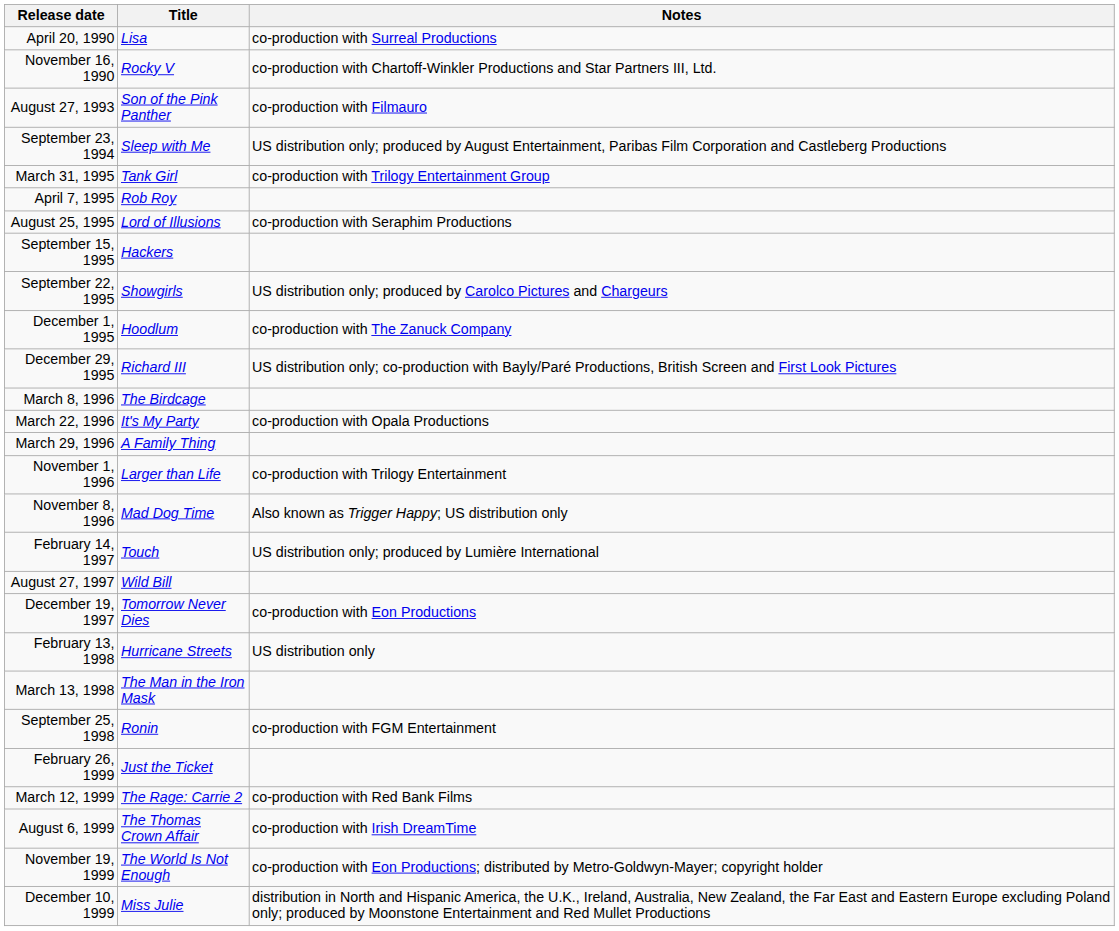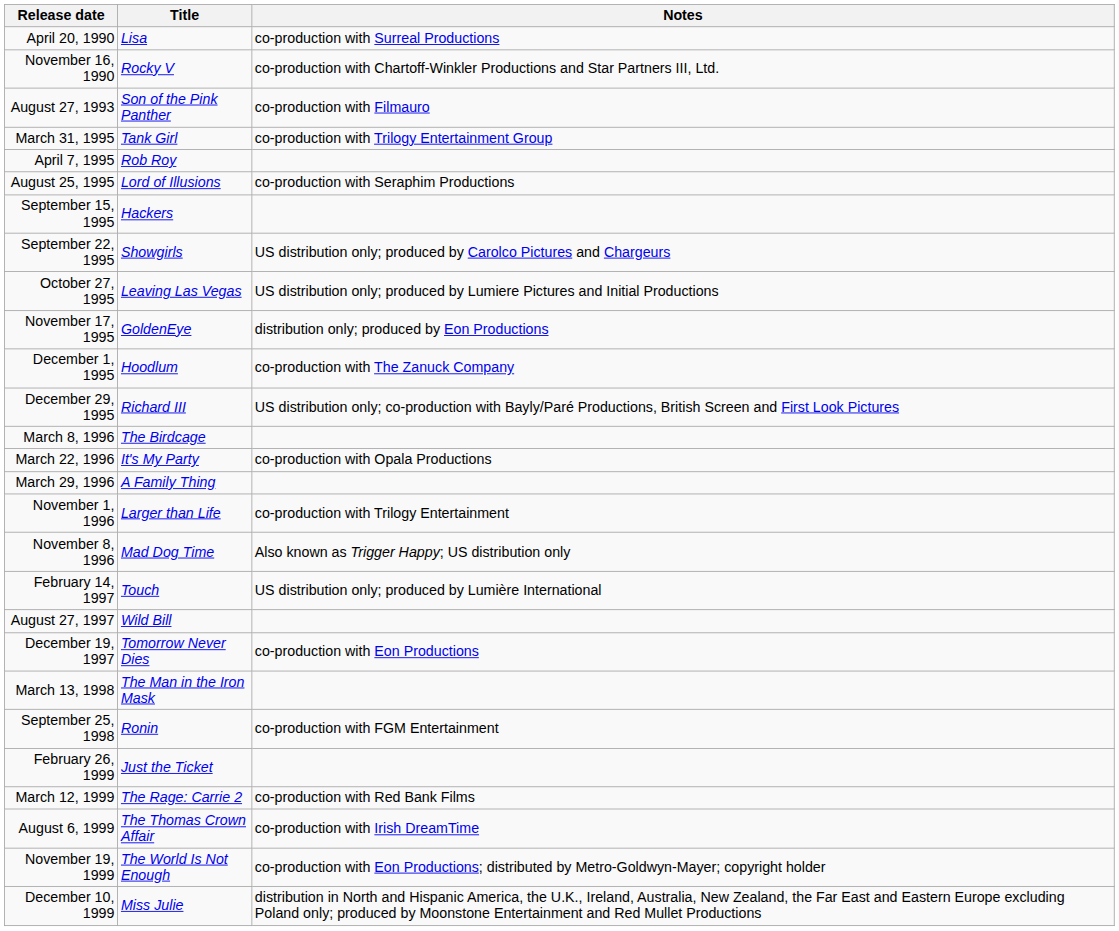- row: (68, 146)
+ row: (77, 291)
+ row: (70, 329)
- row: (74, 651)
